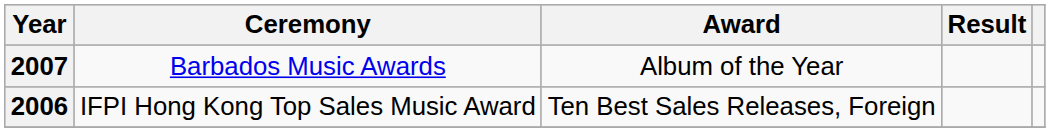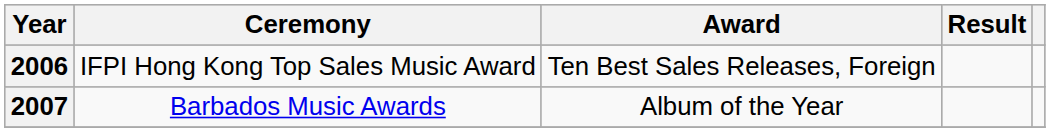rows swapped: (39, 106) <-> (39, 65)
